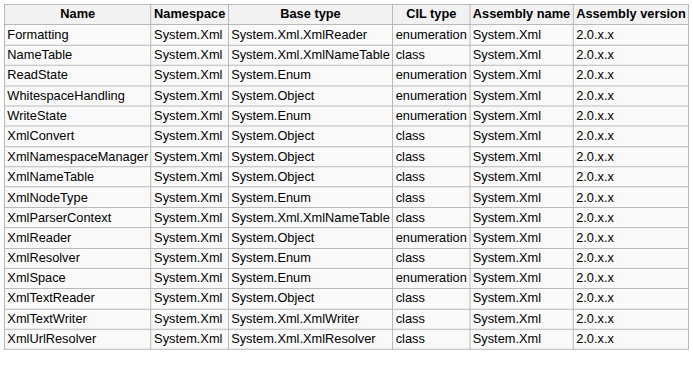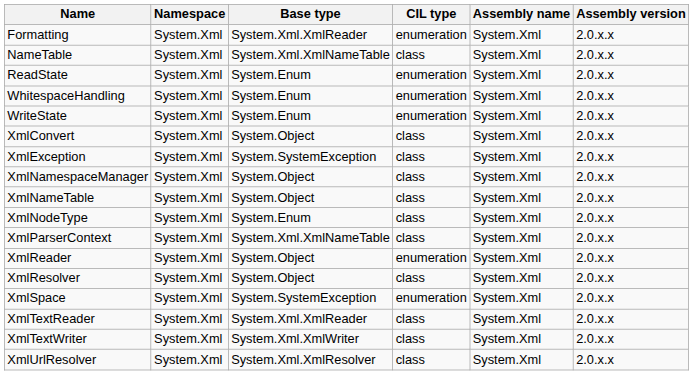(273, 95) System.Object -> (271, 95) System.Enum
+ row: (46, 156)
(271, 258) System.Enum -> (273, 278) System.Object
(271, 278) System.Enum -> (304, 298) System.SystemException
(273, 298) System.Object -> (299, 319) System.Xml.XmlReader
